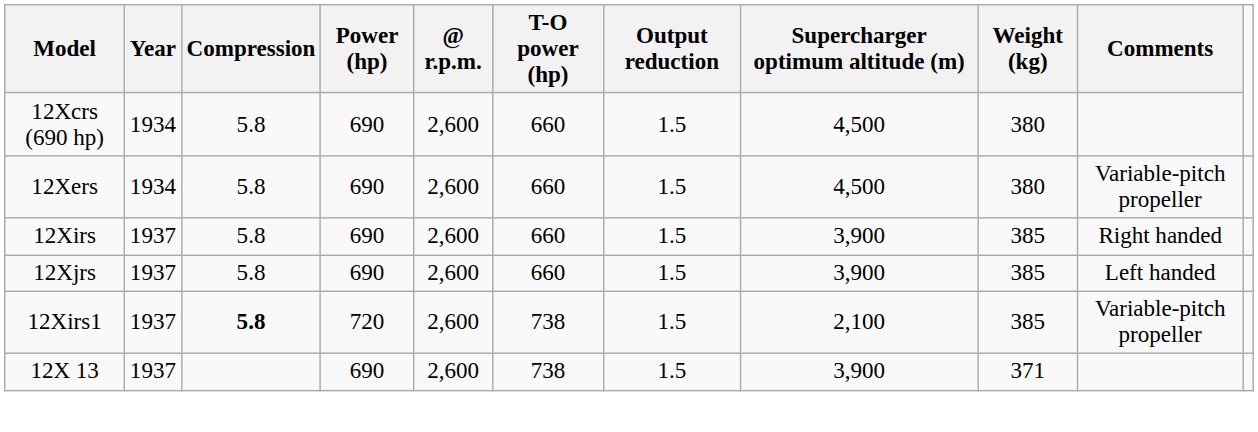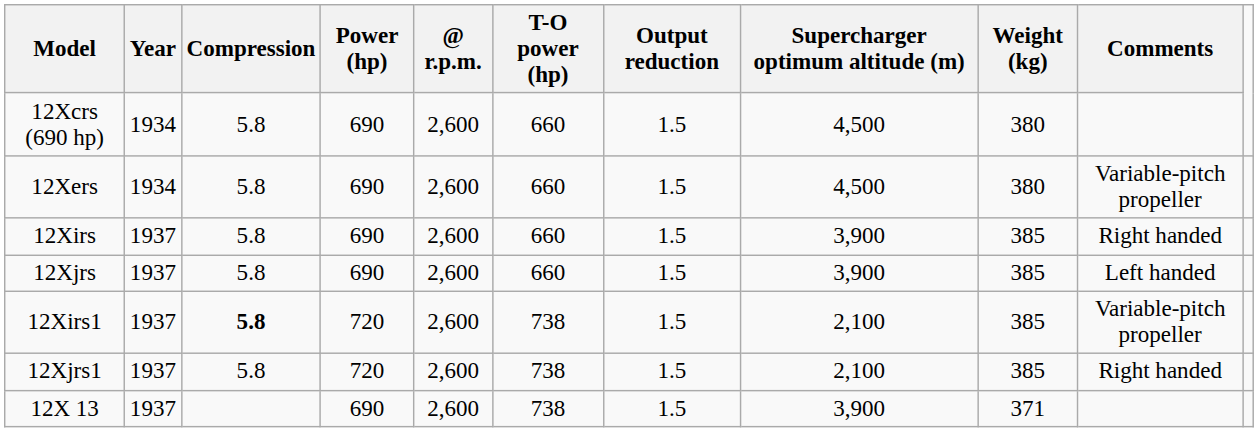+ row: (65, 371)
